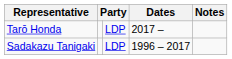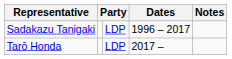rows swapped: (51, 46) <-> (34, 29)
